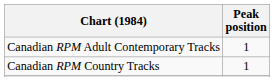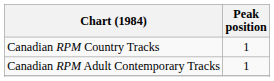rows swapped: (83, 66) <-> (114, 47)
